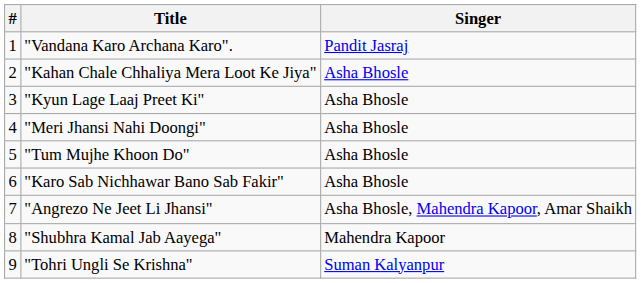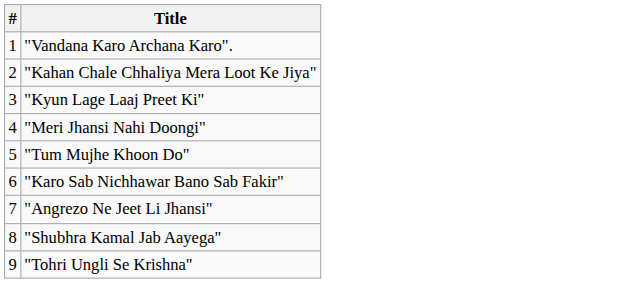- column: (478, 18)
